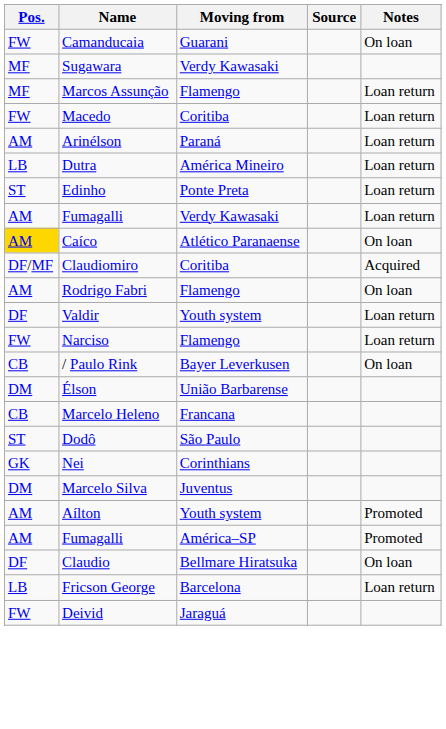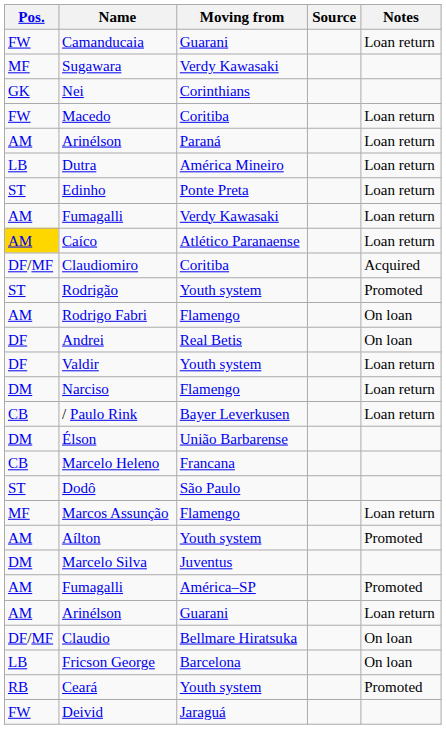(388, 41) On loan -> (399, 41) Loan return
rows swapped: (115, 91) <-> (73, 463)
(388, 240) On loan -> (399, 240) Loan return
+ row: (90, 290)
+ row: (83, 339)
(19, 339) FW -> (20, 389) DM
(388, 364) On loan -> (399, 414) Loan return
rows swapped: (81, 513) <-> (104, 488)
+ row: (92, 612)
(18, 562) DF -> (31, 637) DF/MF
(399, 587) Loan return -> (388, 662) On loan
+ row: (80, 687)
